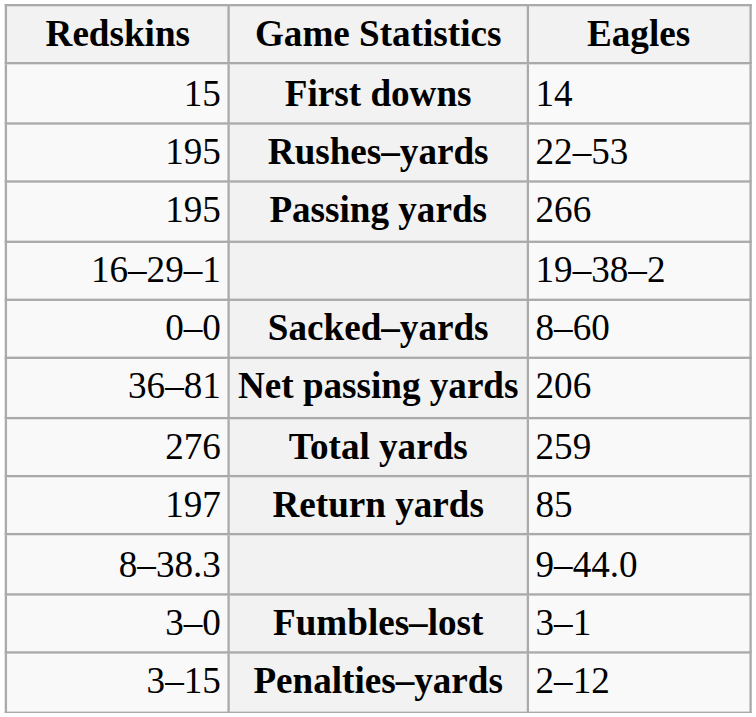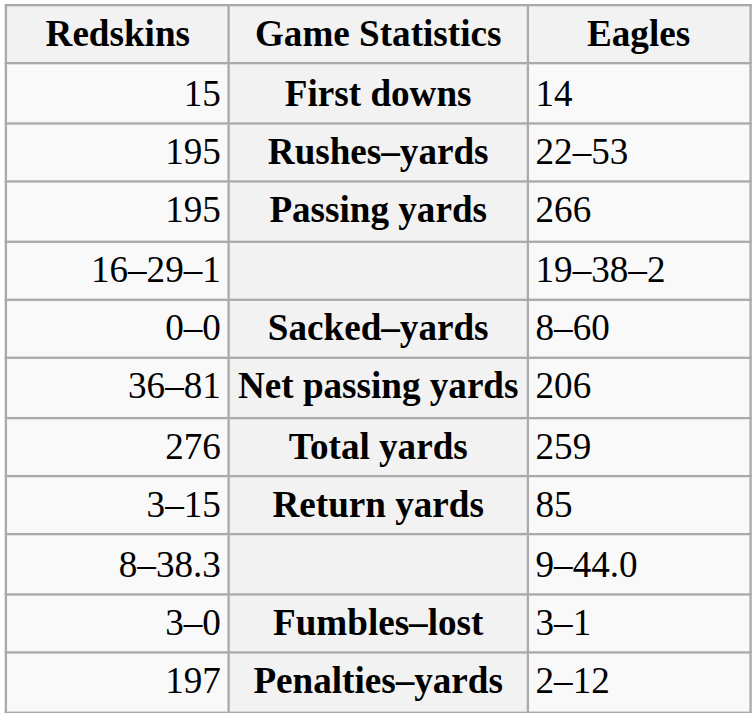(193, 504) 197 -> (184, 504) 3–15
(184, 681) 3–15 -> (193, 681) 197
